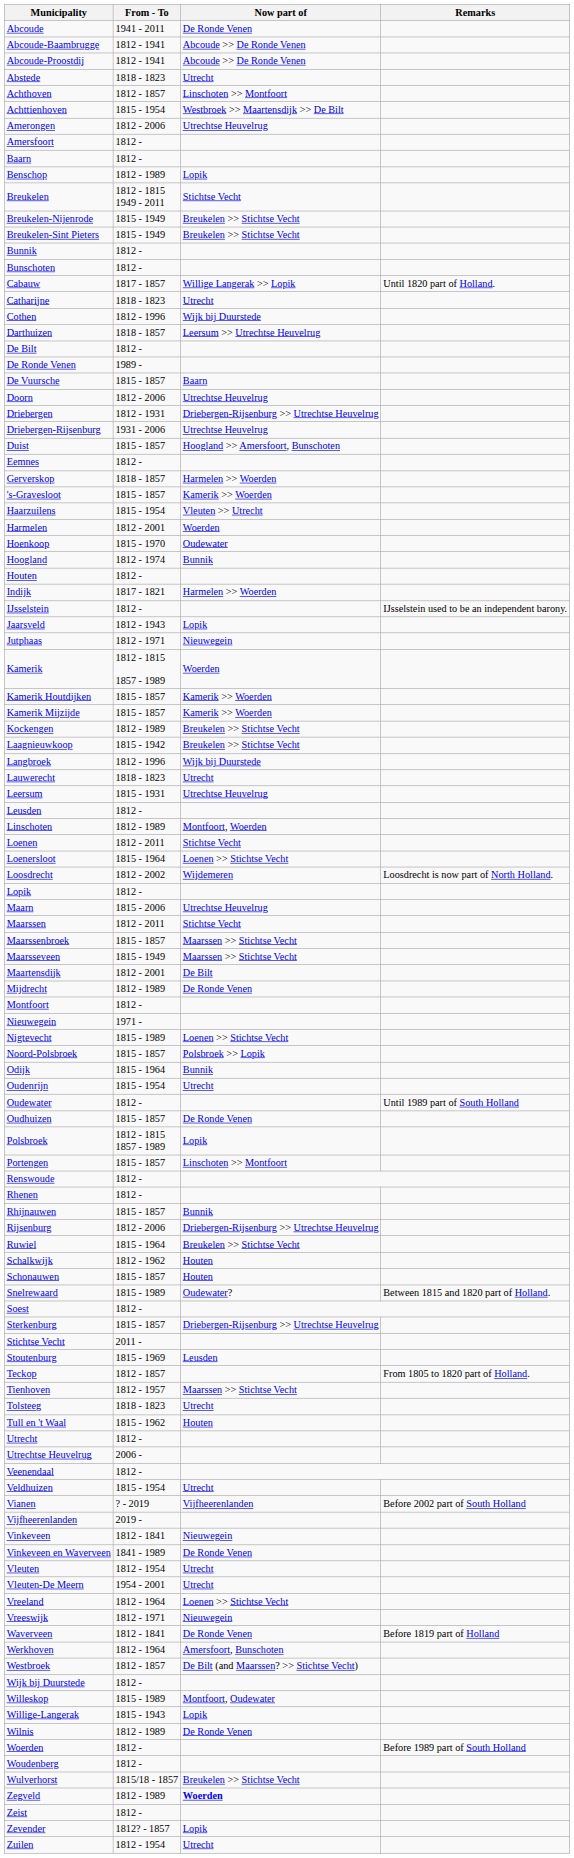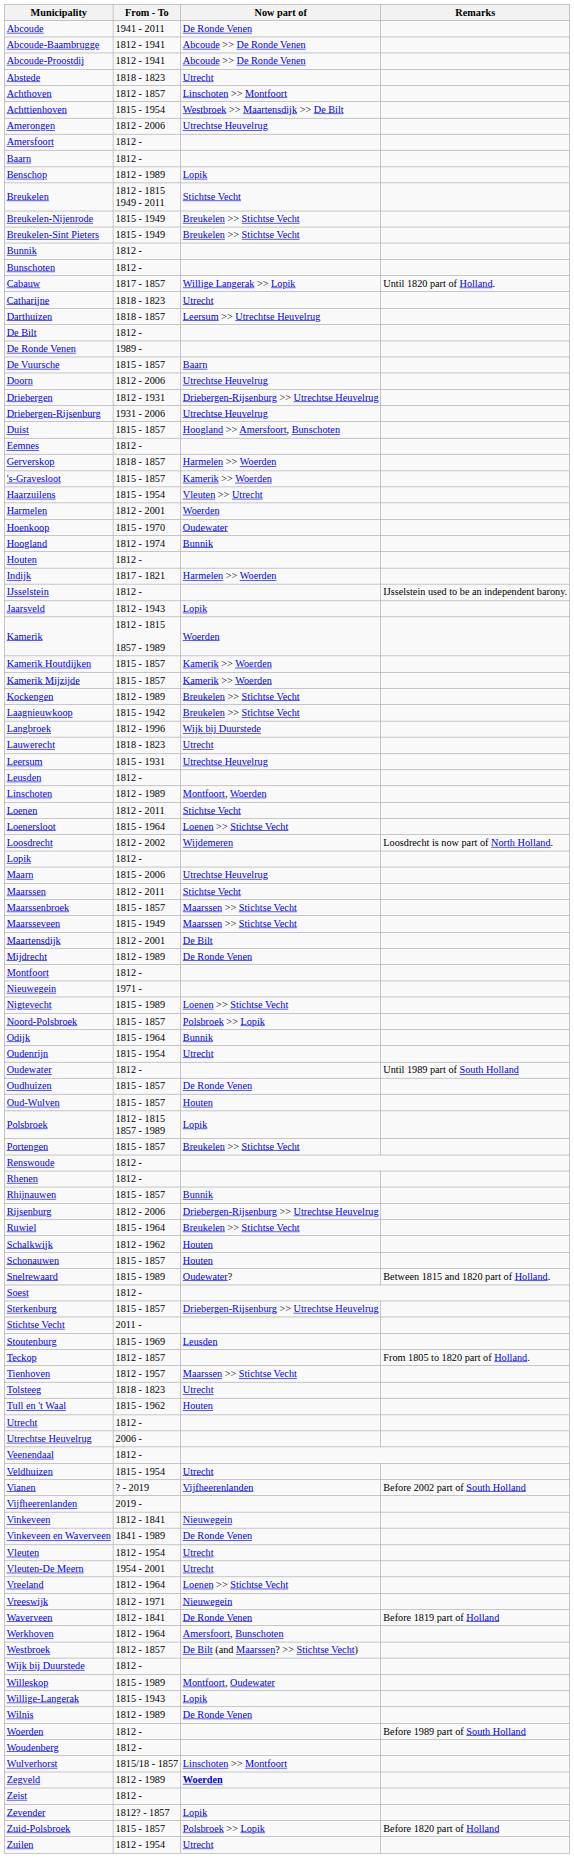- row: (21, 316)
- row: (24, 641)
+ row: (33, 1102)
(235, 1163) Linschoten >> Montfoort -> (241, 1146) Breukelen >> Stichtse Vecht
(241, 1780) Breukelen >> Stichtse Vecht -> (235, 1763) Linschoten >> Montfoort
+ row: (39, 1828)
